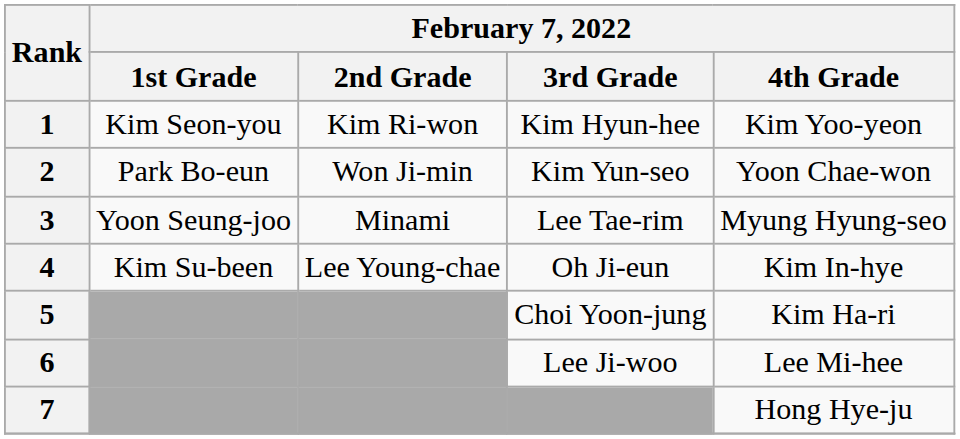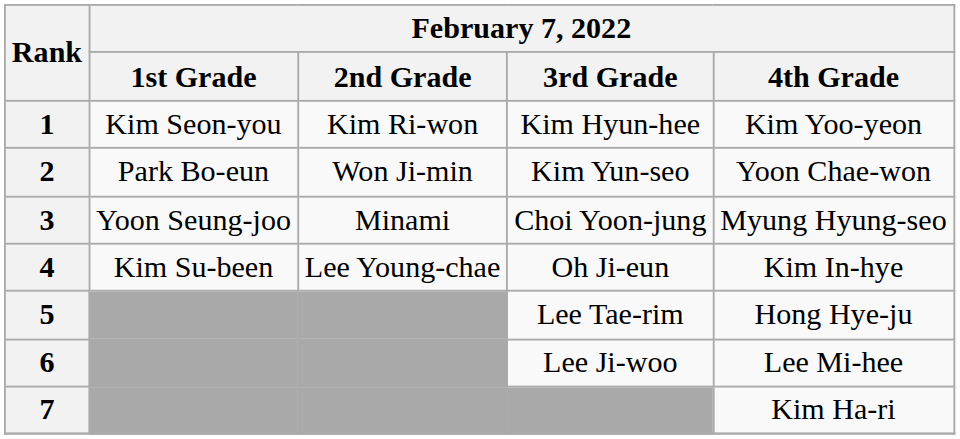(610, 219) Lee Tae-rim -> (610, 219) Choi Yoon-jung
(610, 314) Choi Yoon-jung -> (610, 314) Lee Tae-rim
(833, 314) Kim Ha-ri -> (833, 314) Hong Hye-ju
(833, 409) Hong Hye-ju -> (833, 409) Kim Ha-ri
